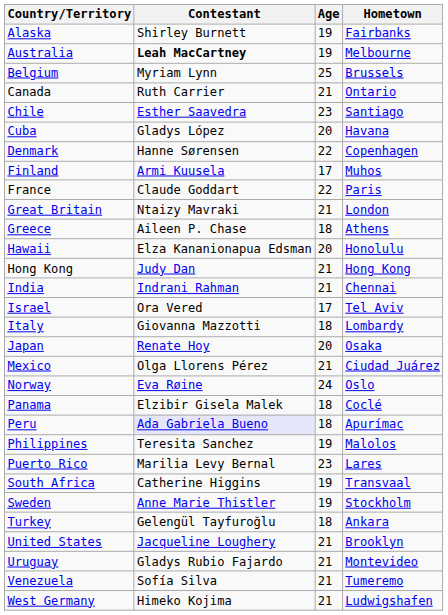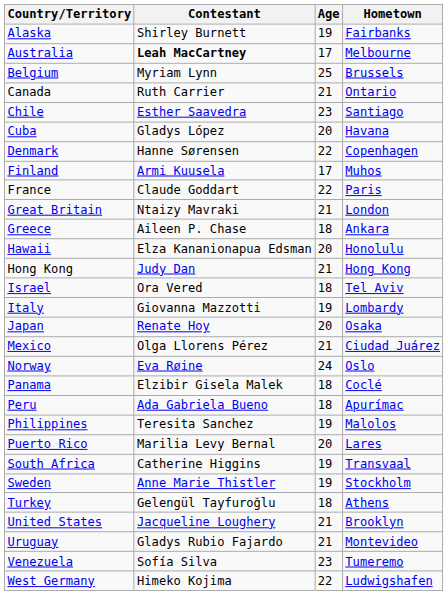(325, 54) 19 -> (325, 54) 17
(367, 230) Athens -> (367, 230) Ankara
- row: (26, 288)
(325, 308) 17 -> (325, 288) 18
(325, 327) 18 -> (325, 308) 19
(203, 425) lavender background -> (203, 405) no background
(325, 464) 23 -> (325, 444) 20
(367, 523) Ankara -> (367, 503) Athens
(325, 581) 21 -> (325, 562) 23
(325, 601) 21 -> (325, 581) 22
